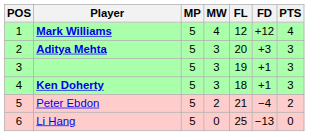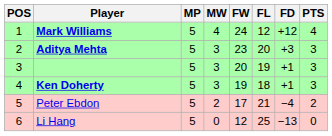+ column: (241, 13)
